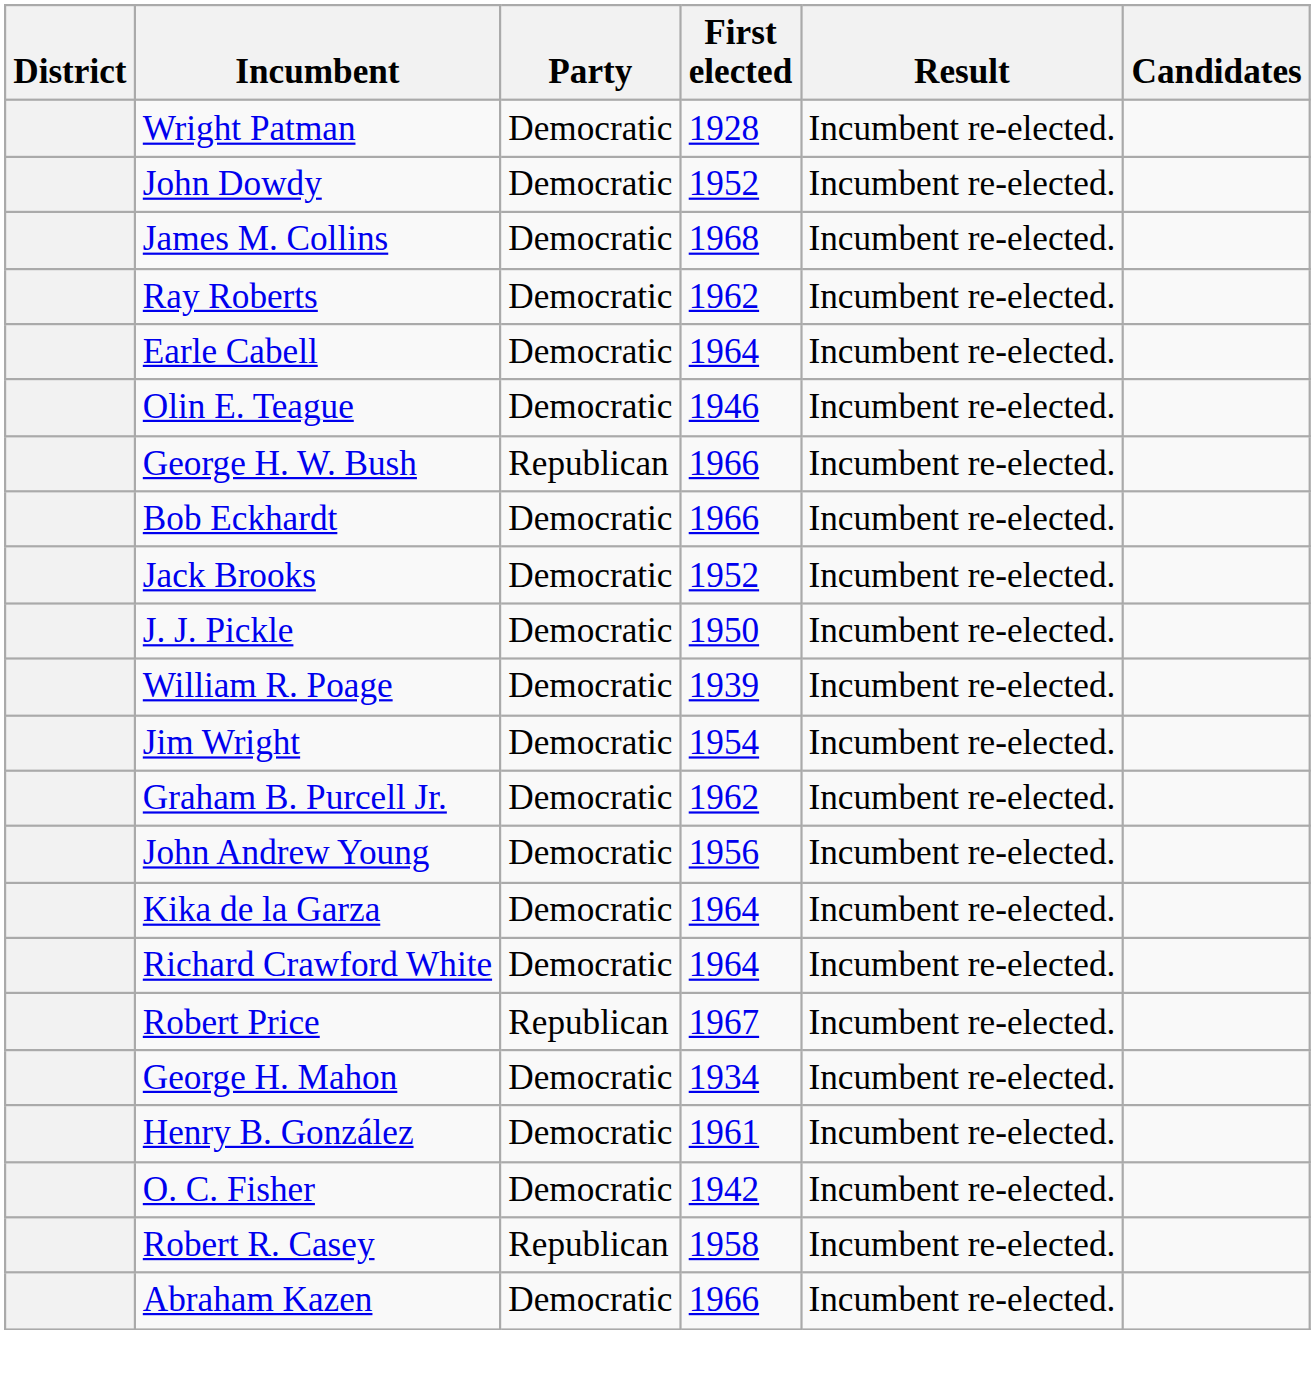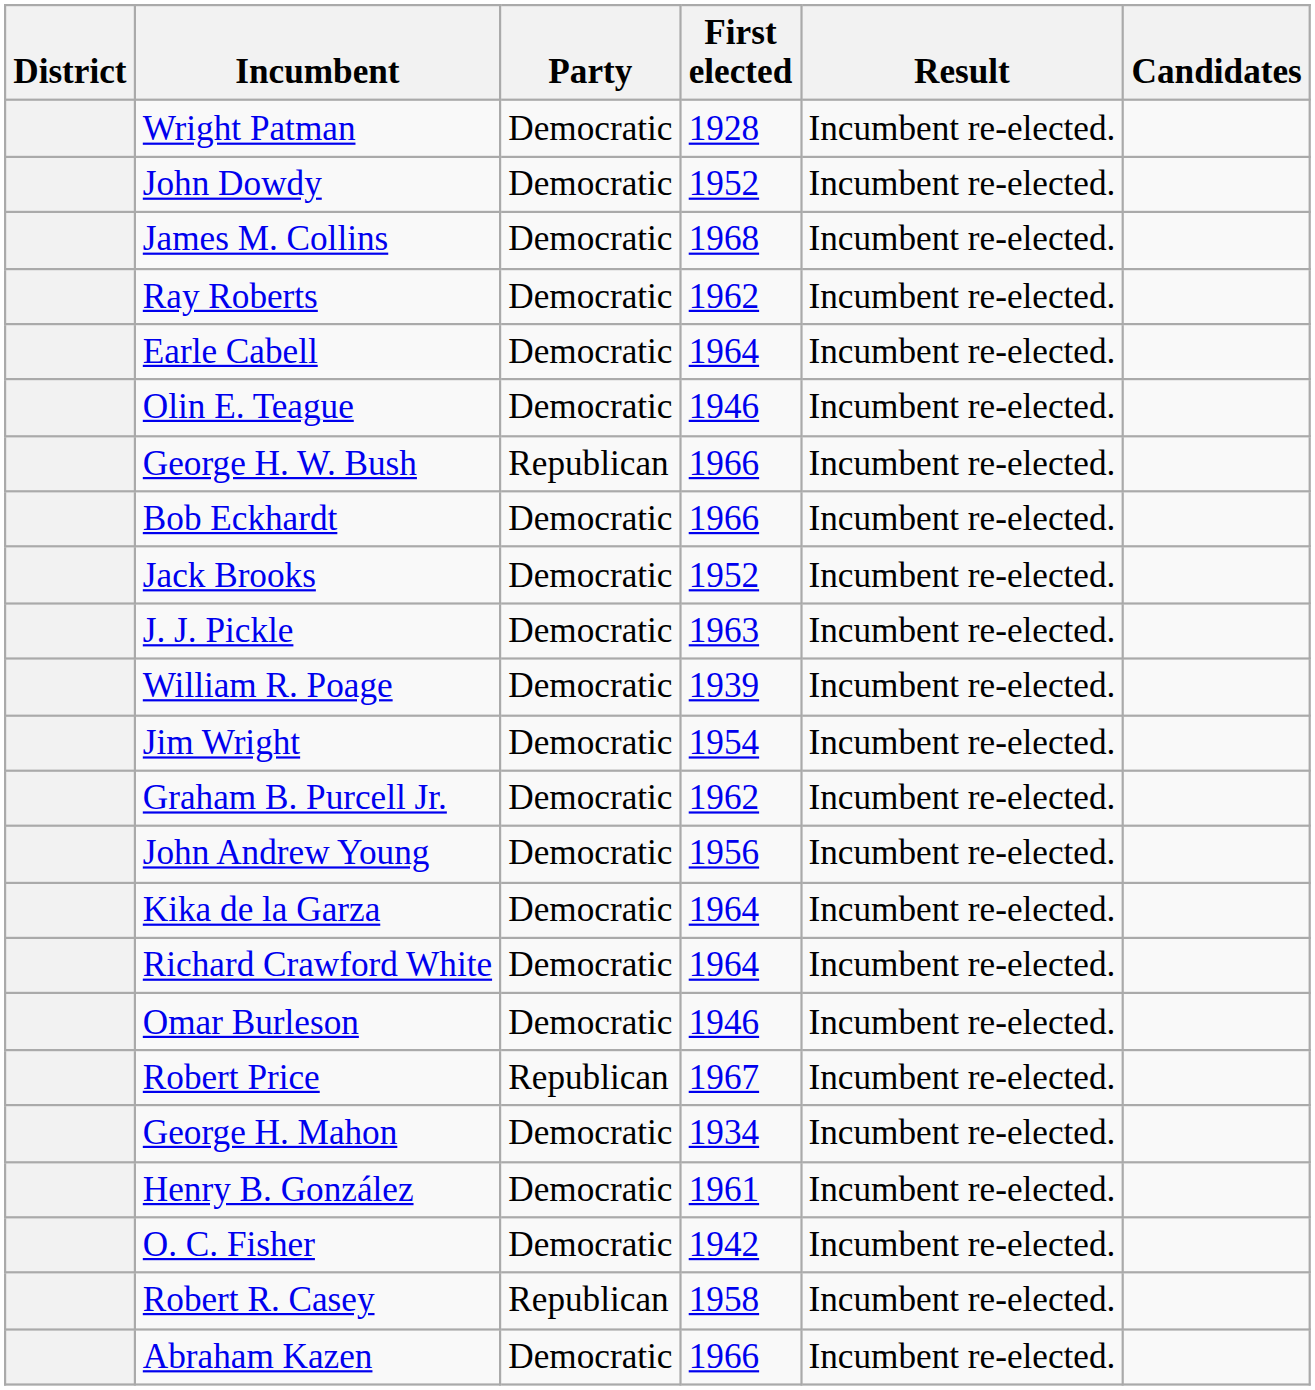(724, 630) 1950 -> (724, 630) 1963
+ row: (251, 1021)
